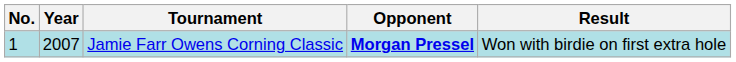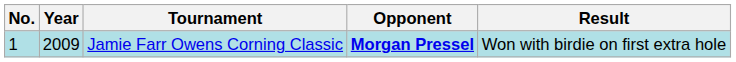(61, 44) 2007 -> (61, 44) 2009
